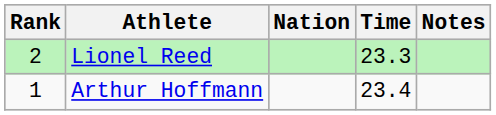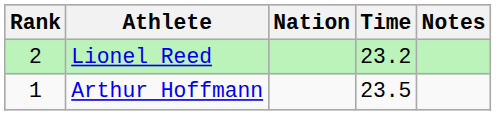(386, 57) 23.3 -> (386, 57) 23.2
(386, 92) 23.4 -> (386, 92) 23.5
